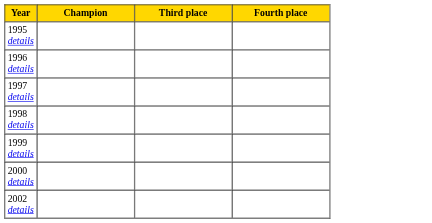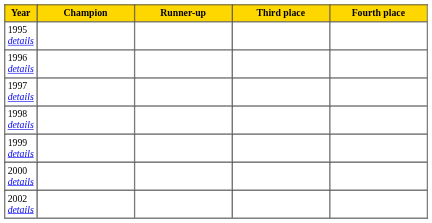+ column: (183, 13)
